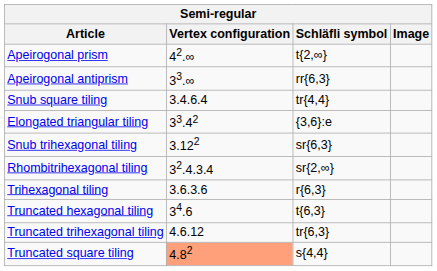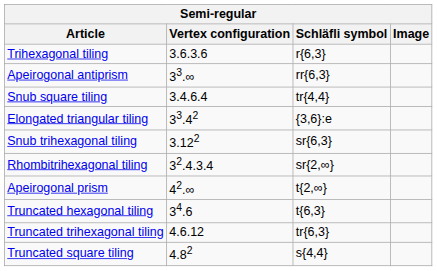rows swapped: (58, 55) <-> (58, 189)
(181, 254) lightsalmon background -> (181, 254) no background
